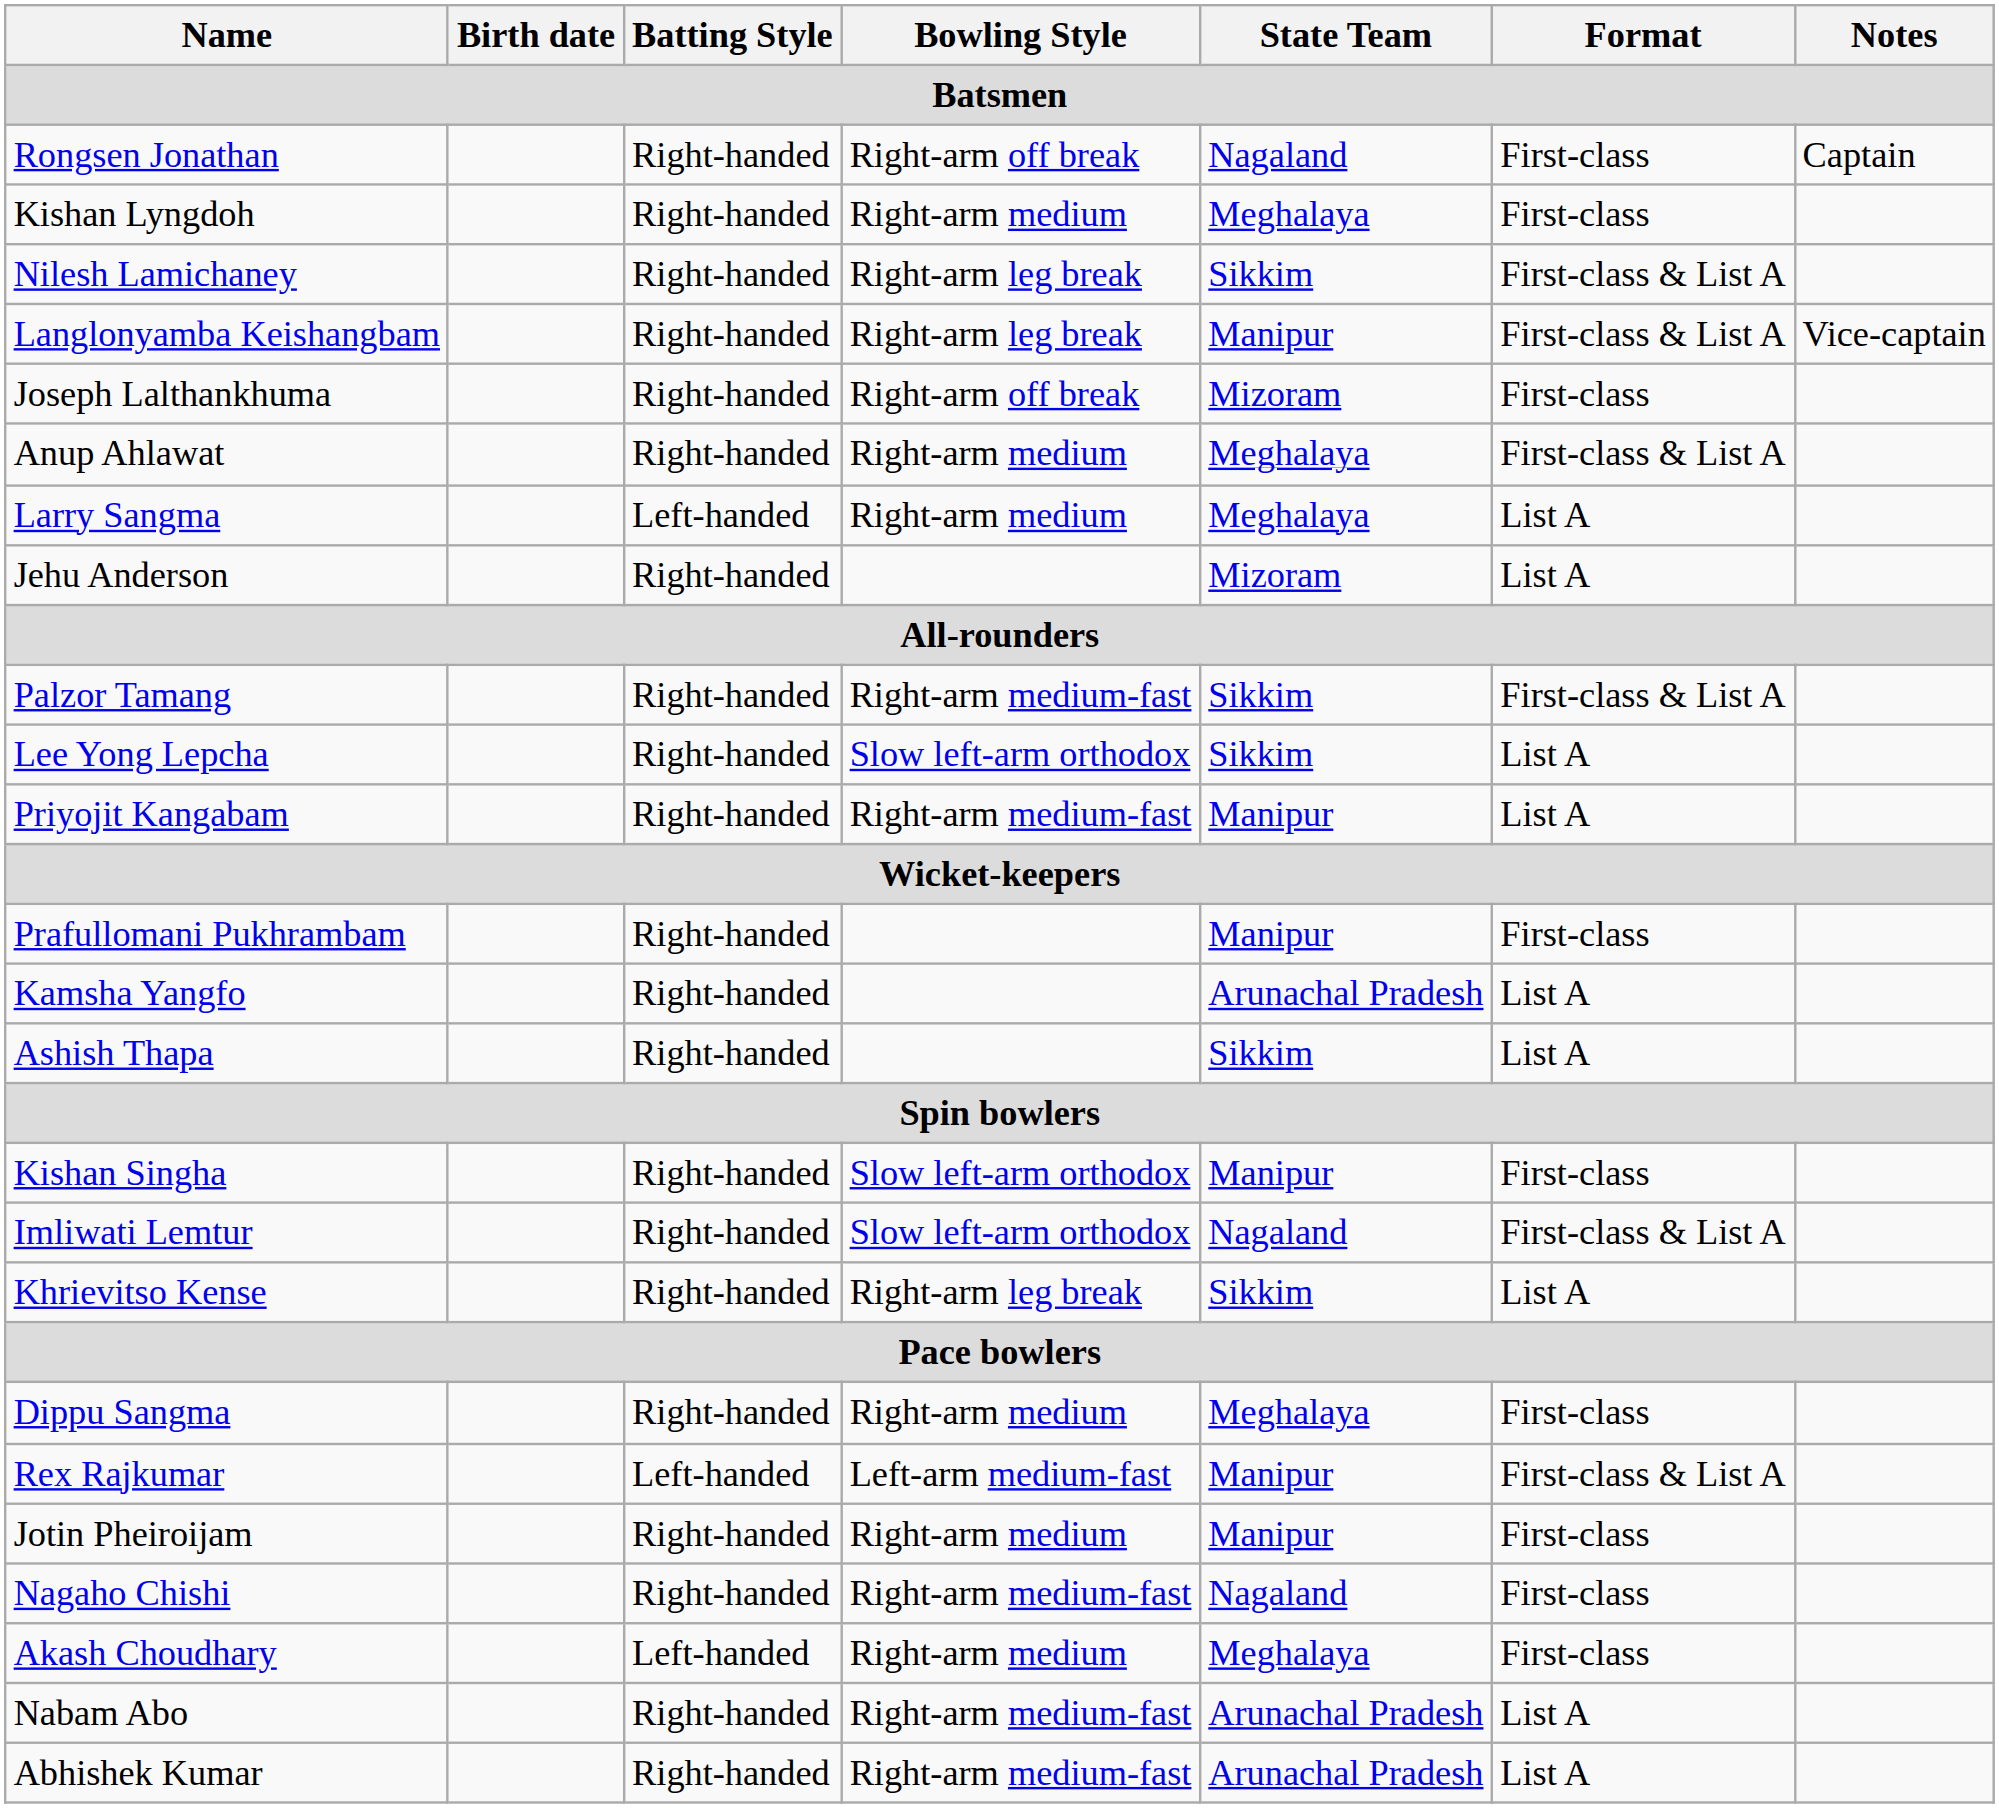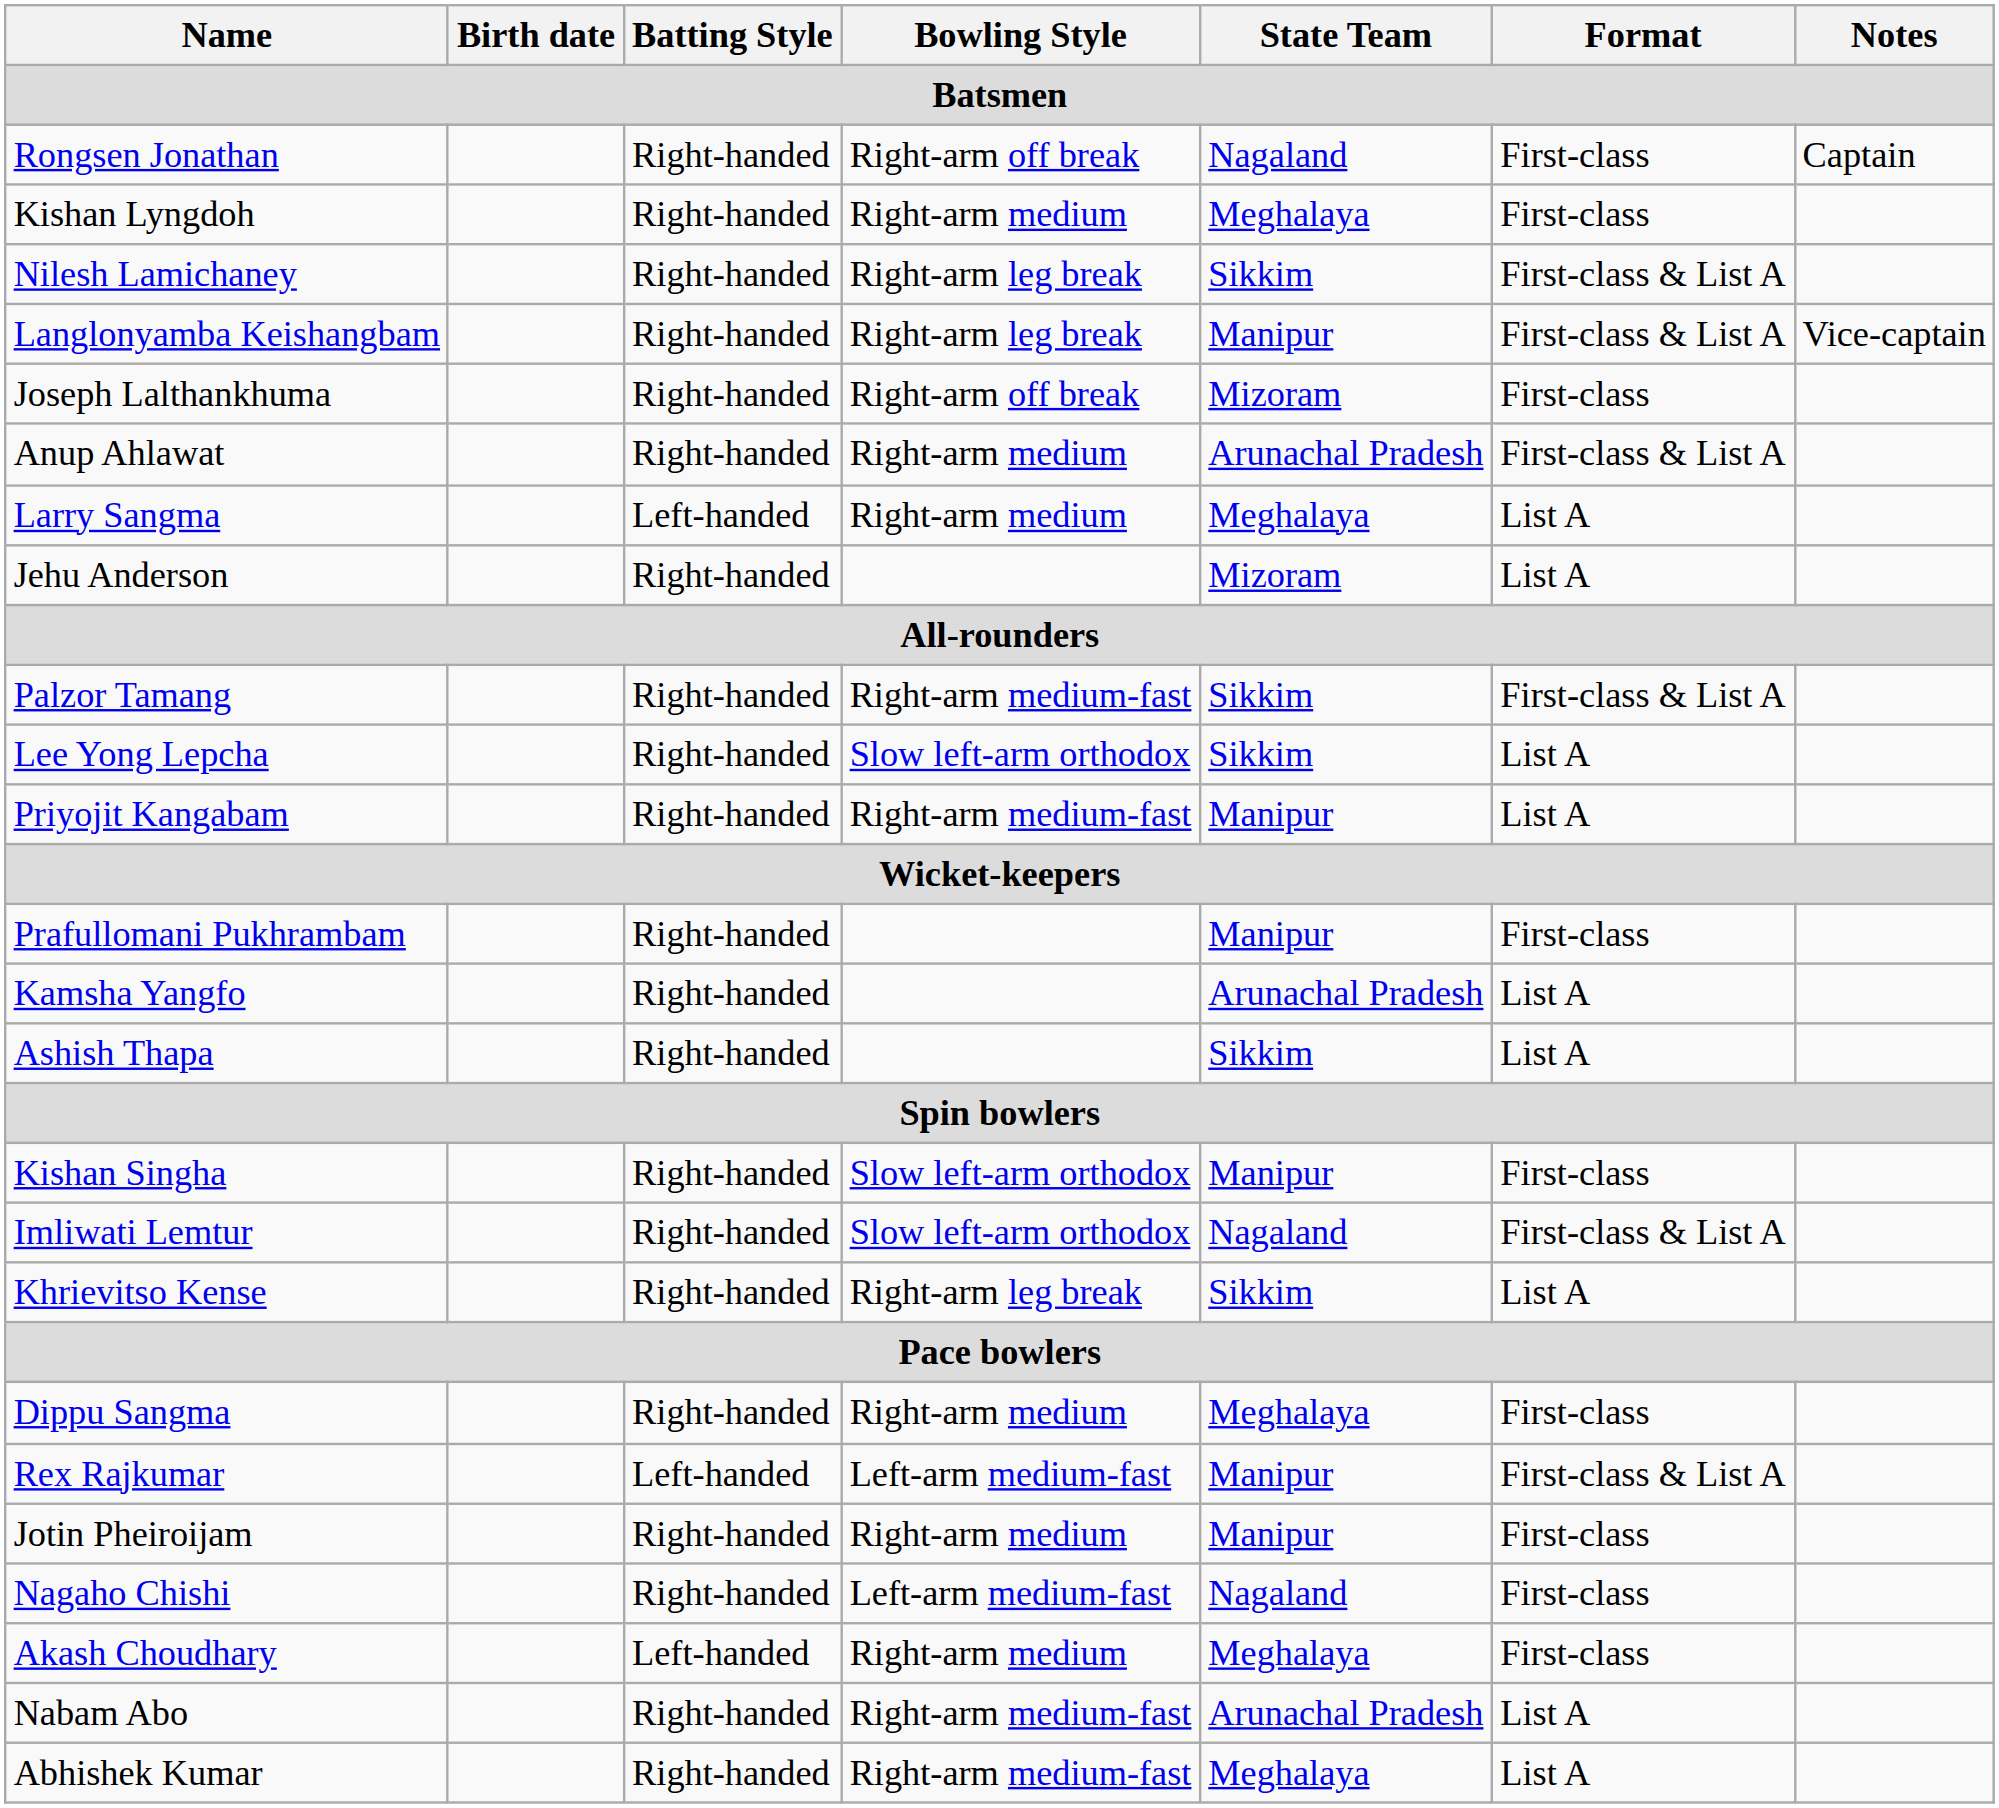(1289, 453) Meghalaya -> (1346, 453) Arunachal Pradesh
(1021, 1592) Right-arm medium-fast -> (1010, 1592) Left-arm medium-fast
(1346, 1771) Arunachal Pradesh -> (1289, 1771) Meghalaya
